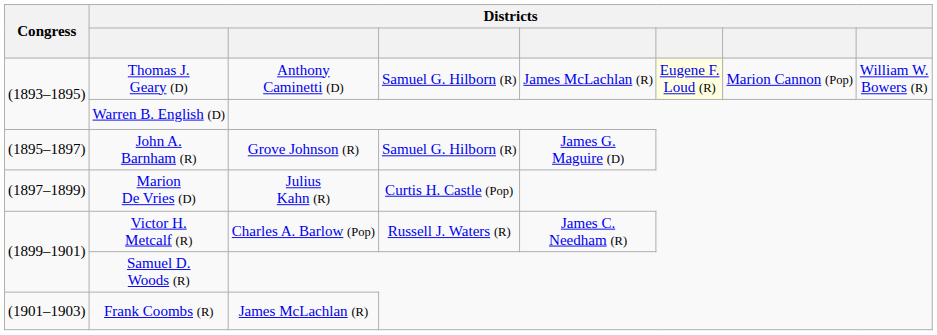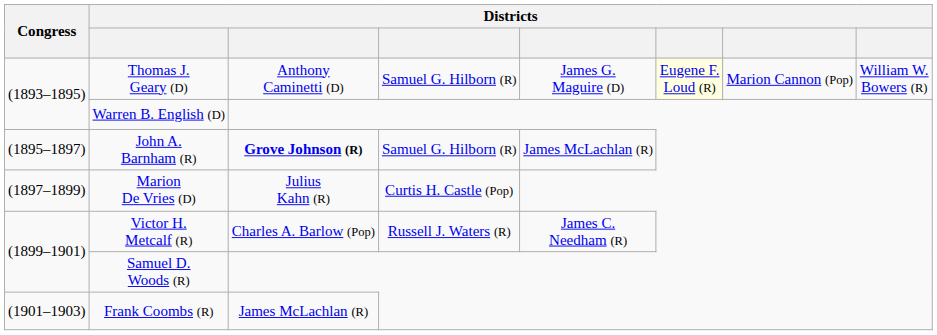(588, 78) James McLachlan (R) -> (588, 78) James G. Maguire (D)
(303, 149) normal -> (303, 149) bold
(588, 149) James G. Maguire (D) -> (588, 149) James McLachlan (R)
